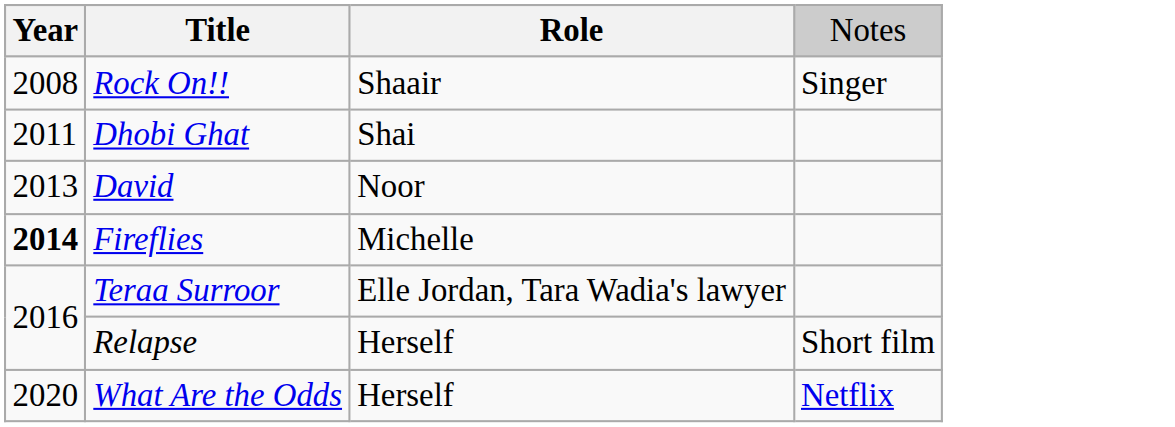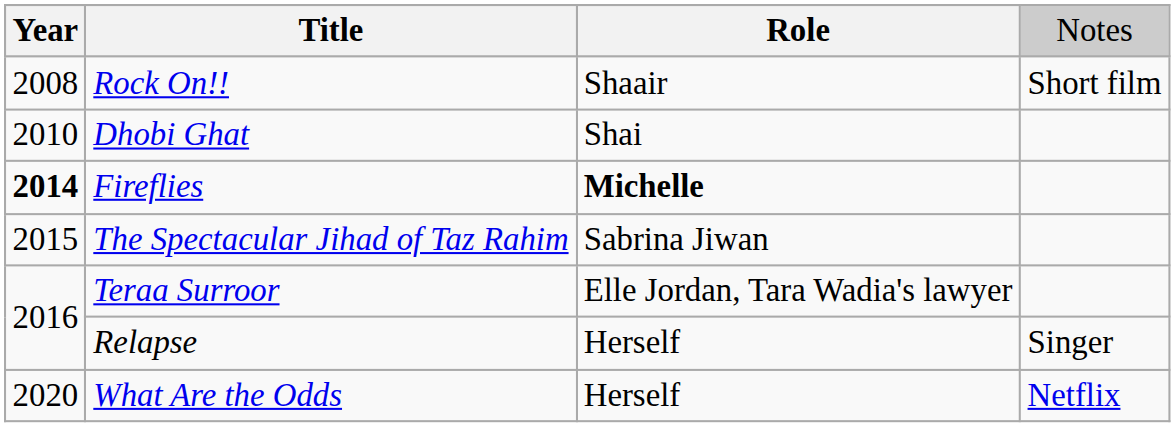(844, 82) Singer -> (1095, 82) Short film
(45, 134) 2011 -> (45, 134) 2010
- row: (133, 186)
(415, 238) normal -> (644, 186) bold
+ row: (331, 238)
(868, 342) Short film -> (1070, 342) Singer
